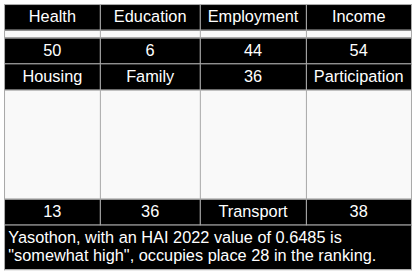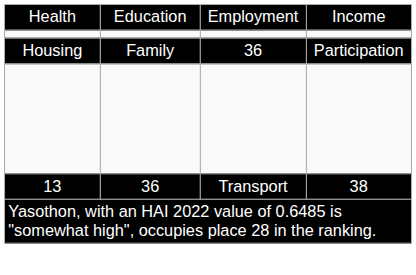- row: (52, 50)
